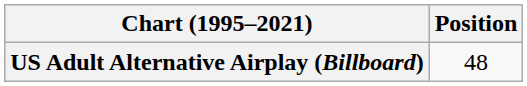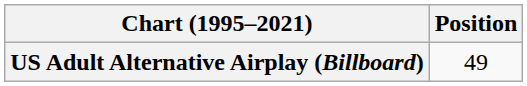(476, 61) 48 -> (476, 61) 49
